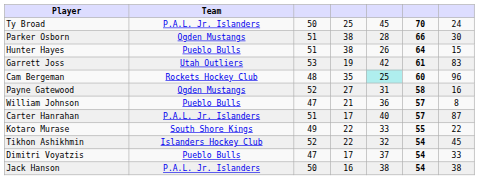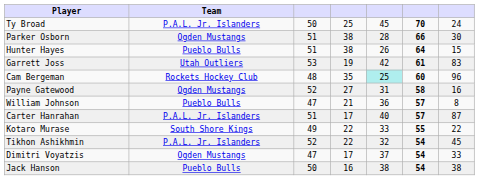(212, 142) Islanders Hockey Club -> (212, 142) P.A.L. Jr. Islanders
(212, 155) Pueblo Bulls -> (212, 155) Ogden Mustangs
(212, 169) P.A.L. Jr. Islanders -> (212, 169) Pueblo Bulls
